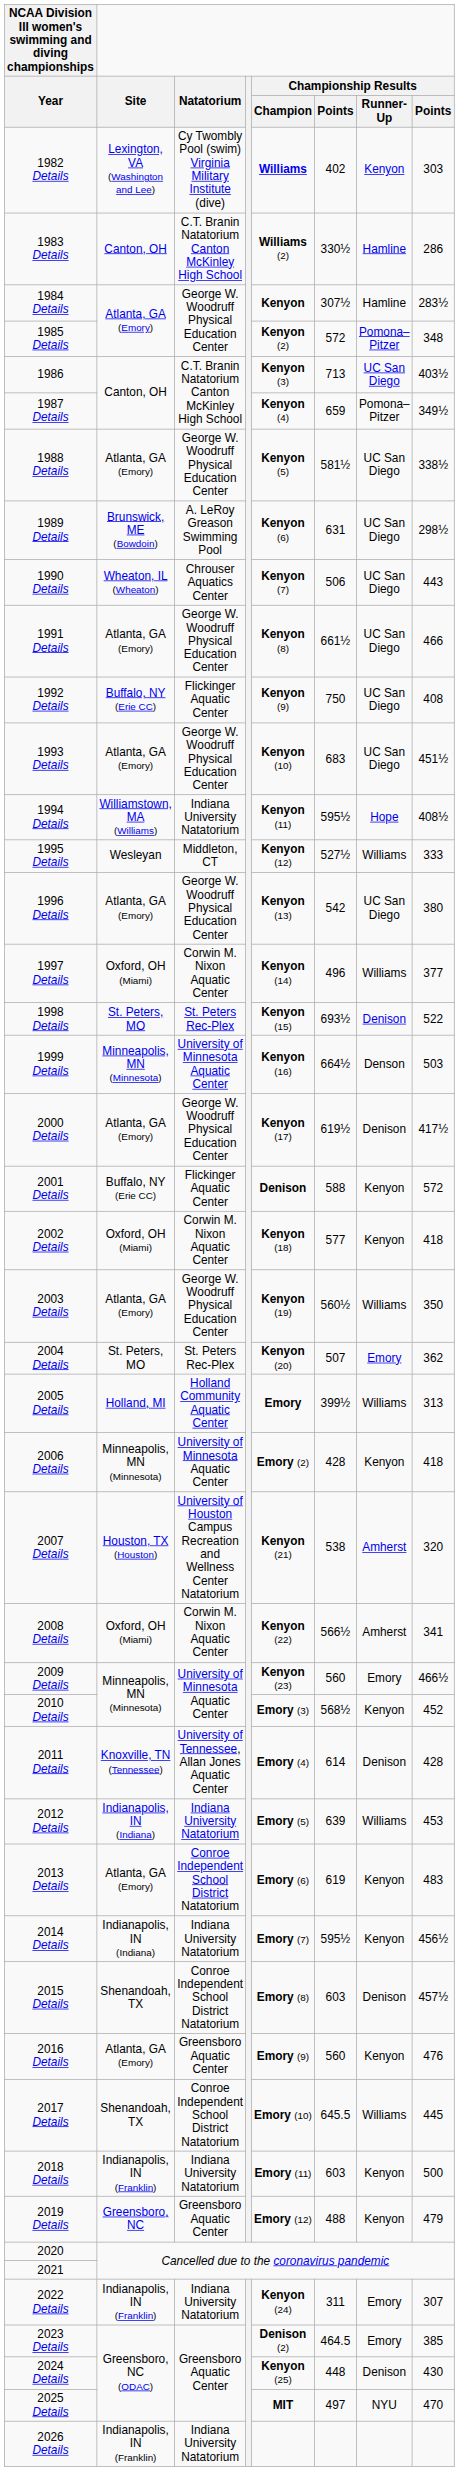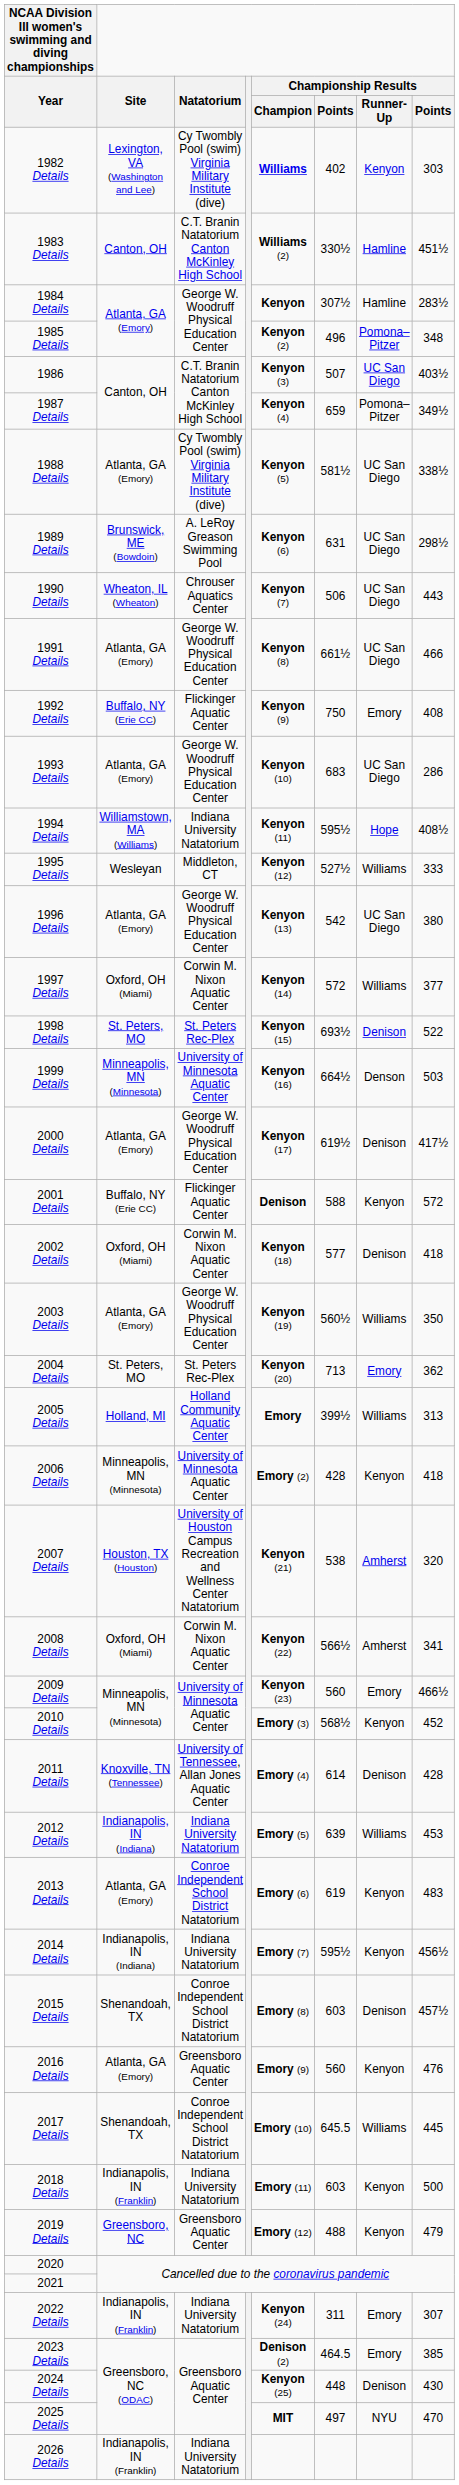(433, 248) 286 -> (433, 248) 451½
(335, 338) 572 -> (335, 338) 496
(335, 374) 713 -> (335, 374) 507
(210, 465) George W. Woodruff Physical Education Center -> (210, 471) Cy Twombly Pool (swim) Virginia Military Institute (dive)
(384, 699) UC San Diego -> (384, 713) Emory
(433, 758) 451½ -> (433, 772) 286
(335, 973) 496 -> (335, 986) 572
(384, 1240) Kenyon -> (384, 1254) Denison
(335, 1358) 507 -> (335, 1371) 713
